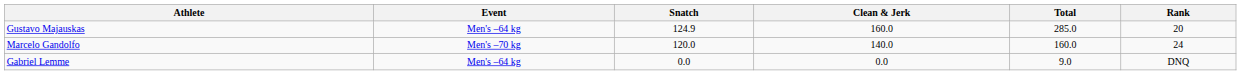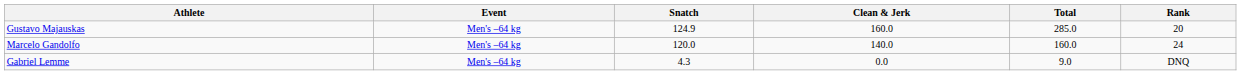(494, 45) Men's –70 kg -> (494, 45) Men's –64 kg
(684, 62) 0.0 -> (684, 62) 4.3
